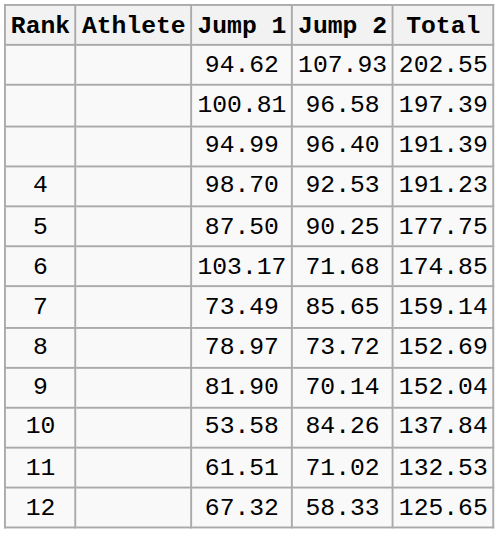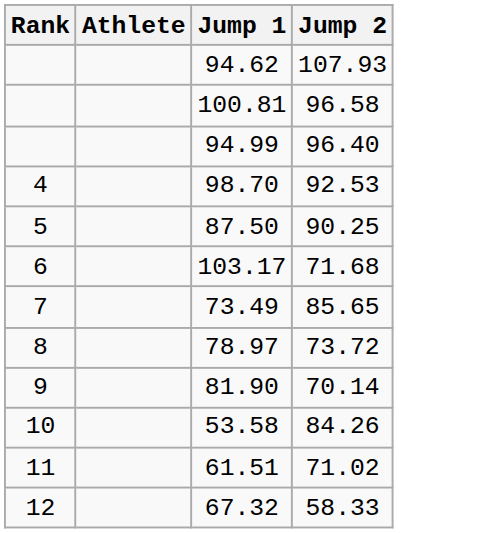- column: (443, 25)
